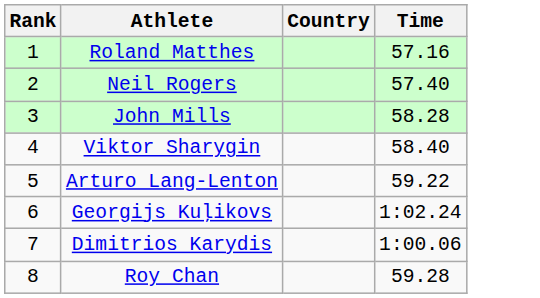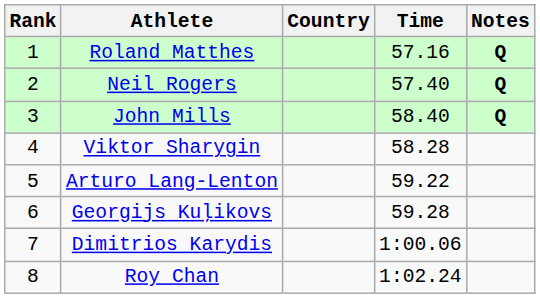+ column: (500, 21)
(420, 117) 58.28 -> (420, 117) 58.40
(420, 149) 58.40 -> (420, 149) 58.28
(420, 213) 1:02.24 -> (420, 213) 59.28
(420, 277) 59.28 -> (420, 277) 1:02.24
